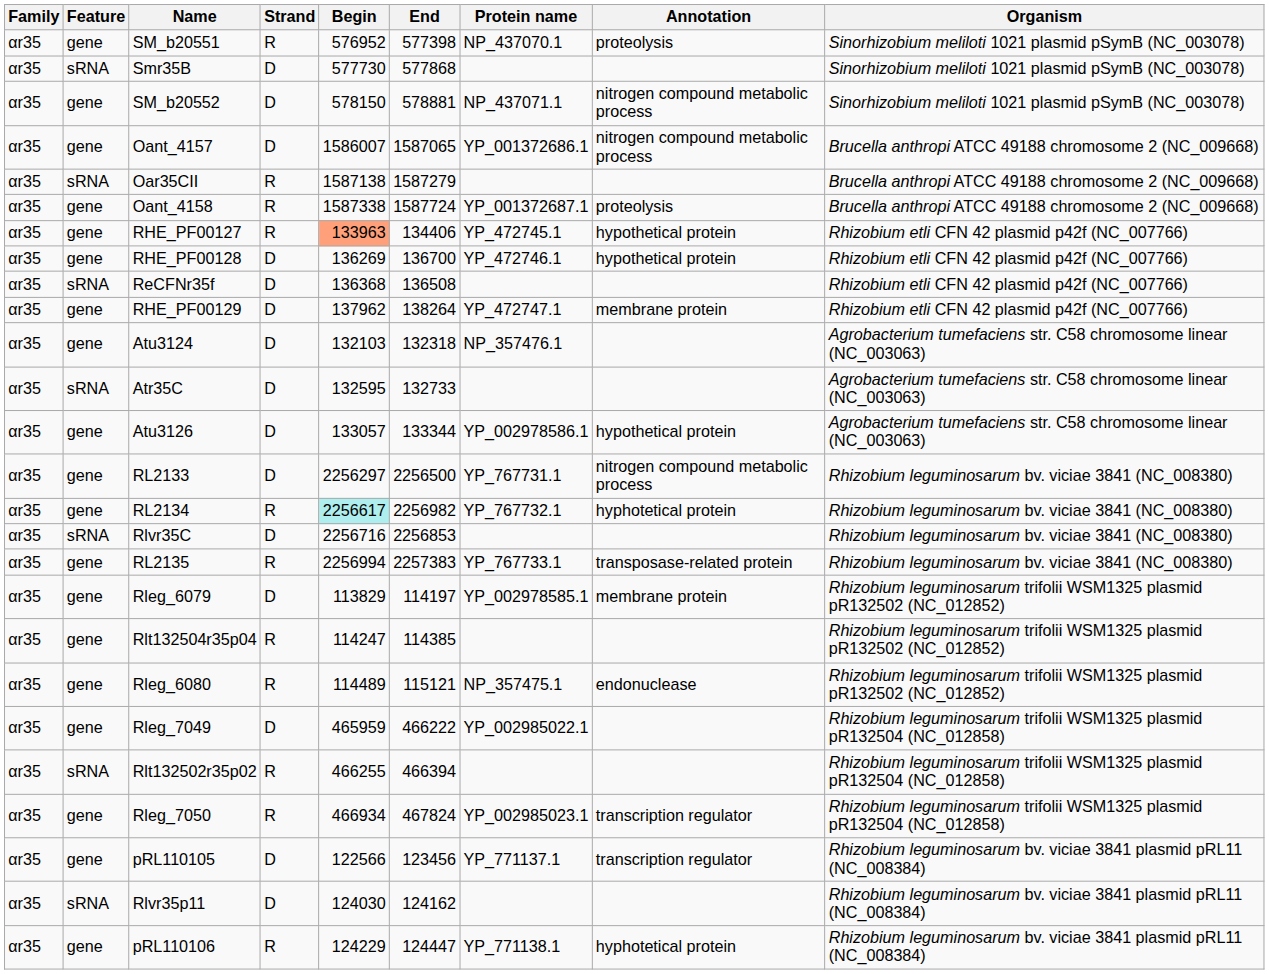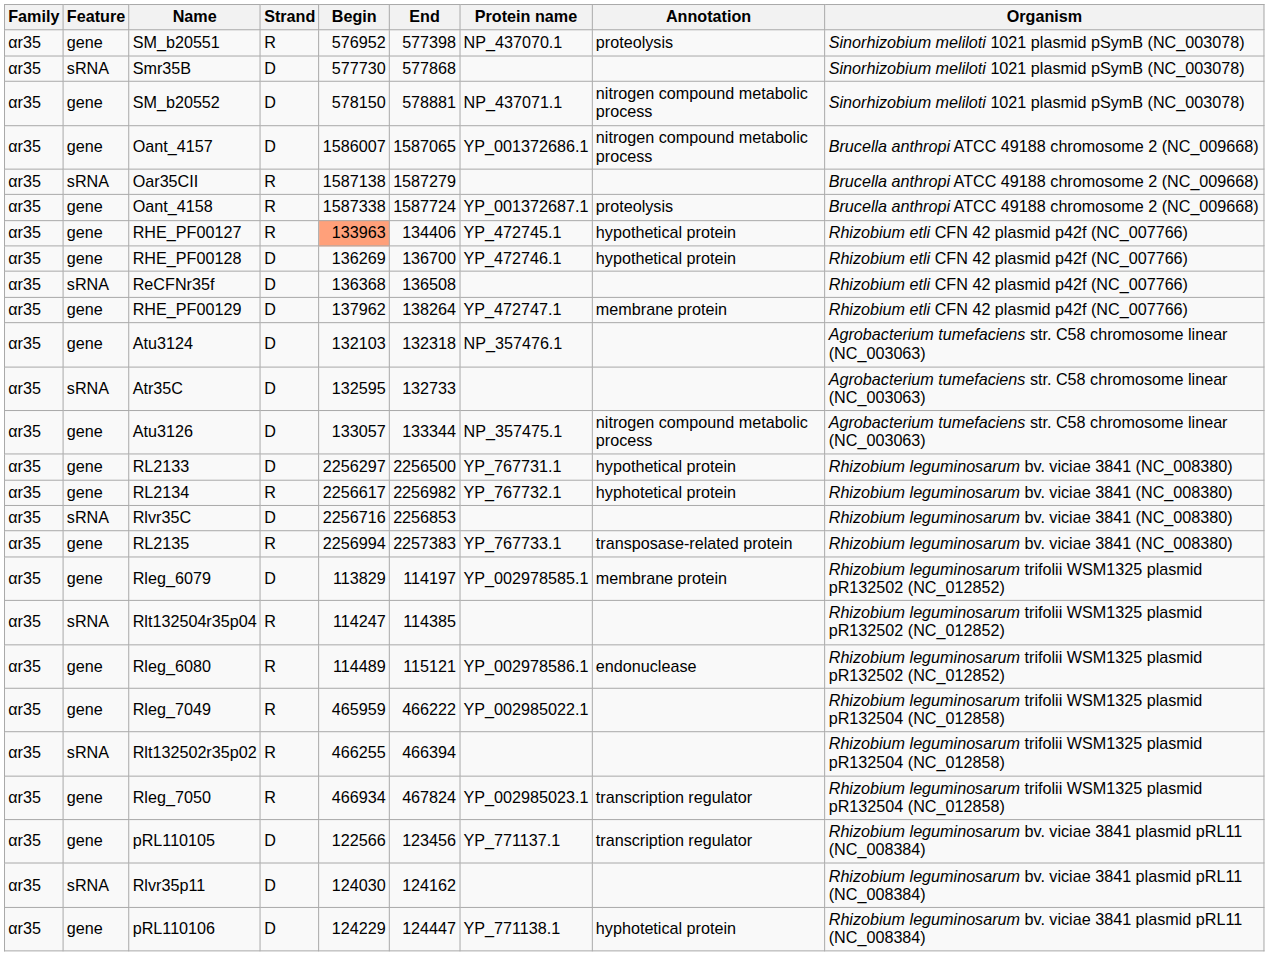(526, 432) YP_002978586.1 -> (513, 432) NP_357475.1
(666, 432) hypothetical protein -> (702, 432) nitrogen compound metabolic process
(702, 476) nitrogen compound metabolic process -> (666, 467) hypothetical protein
(354, 510) paleturquoise background -> (354, 492) no background
(85, 640) gene -> (88, 622) sRNA
(513, 684) NP_357475.1 -> (526, 666) YP_002978586.1
(270, 728) D -> (270, 710) R
(270, 947) R -> (270, 929) D
